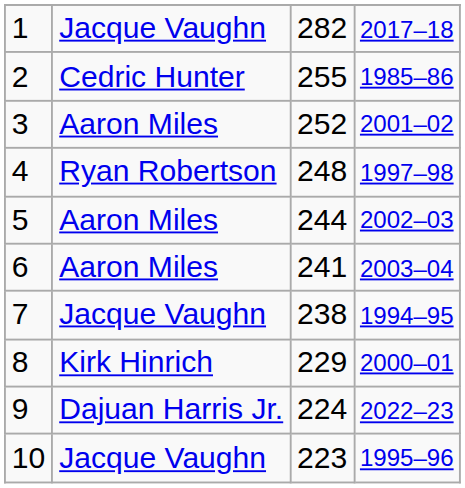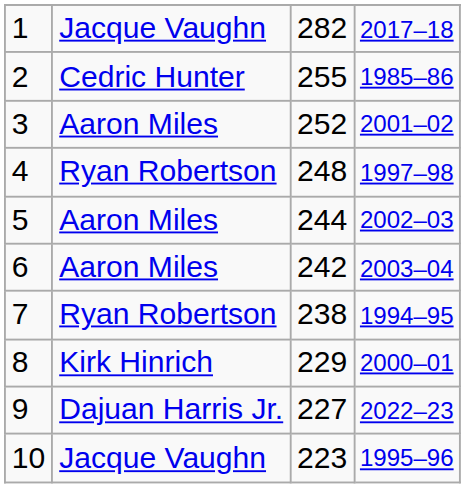(322, 266) 241 -> (322, 266) 242
(163, 314) Jacque Vaughn -> (168, 314) Ryan Robertson
(322, 409) 224 -> (322, 409) 227
